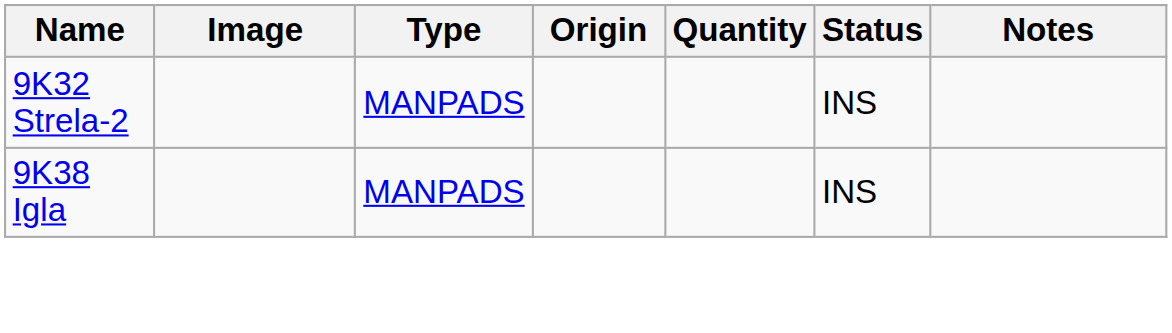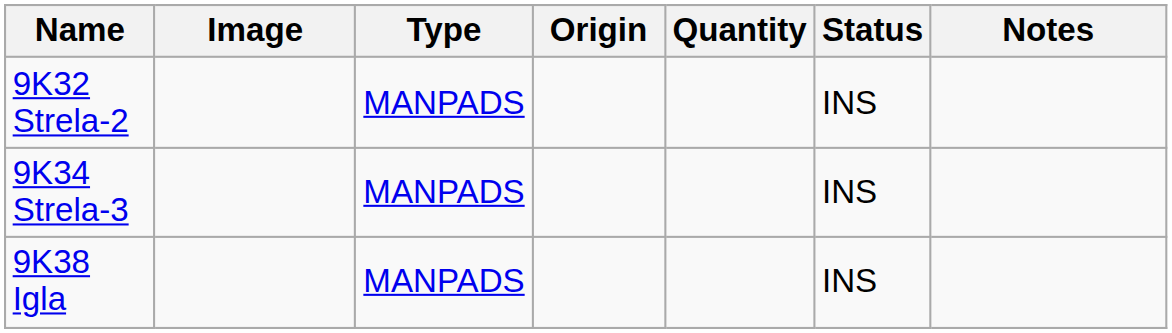+ row: (71, 191)
